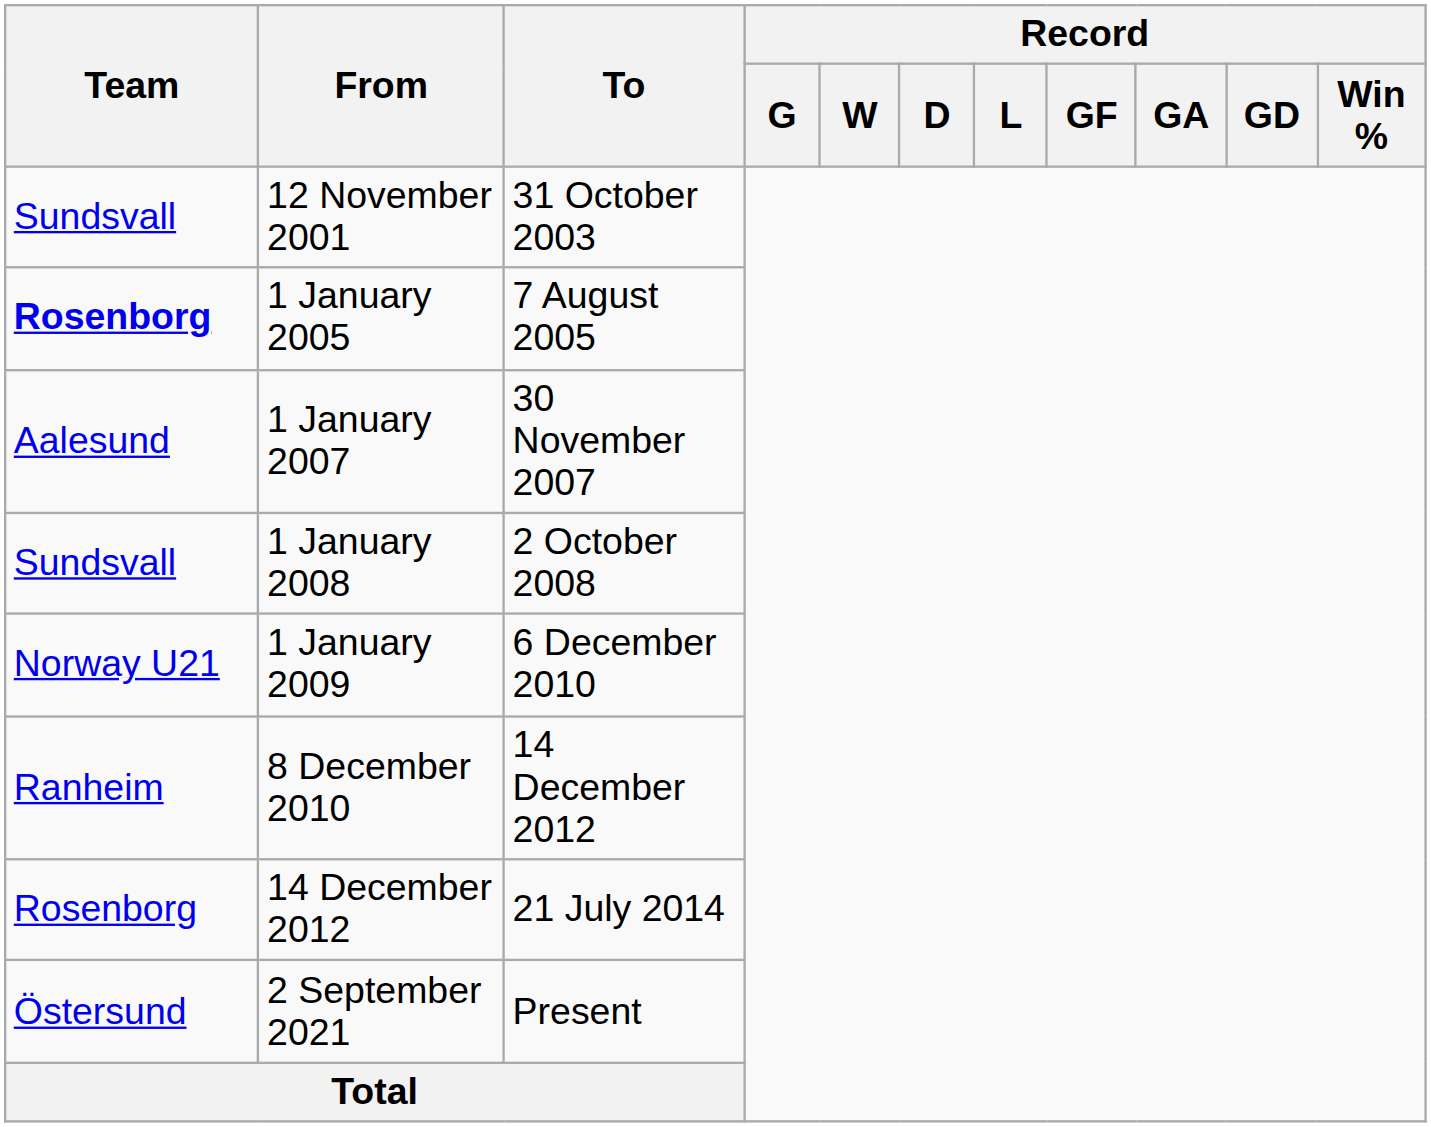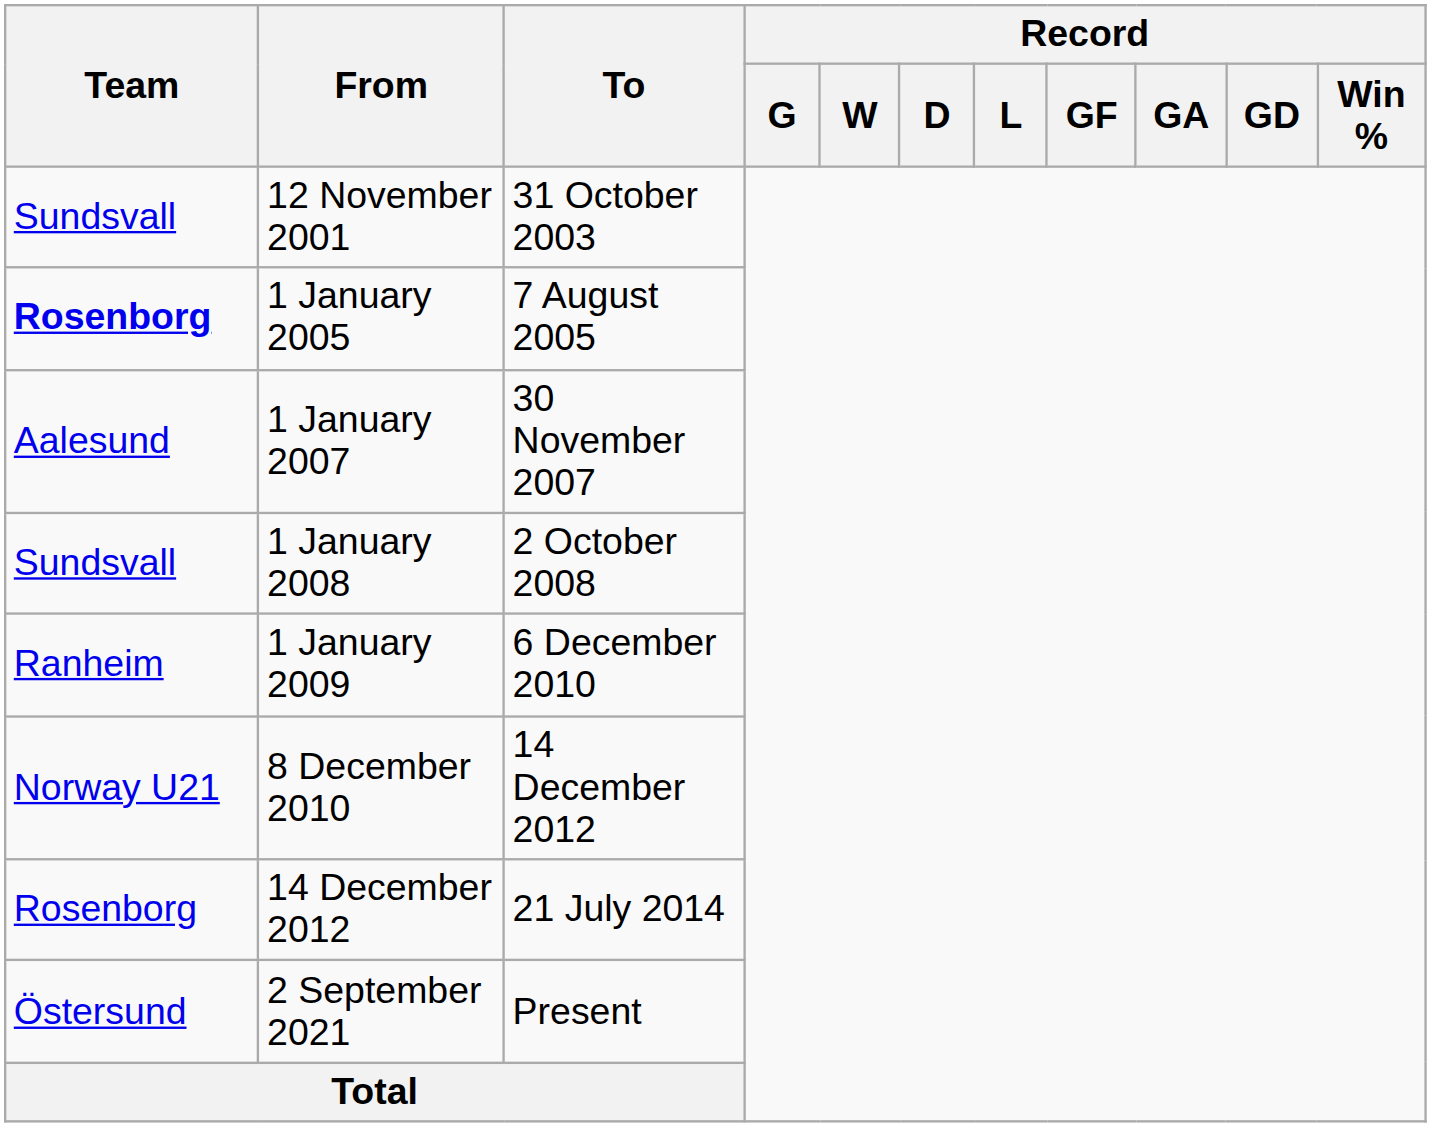(117, 664) Norway U21 -> (89, 664) Ranheim
(89, 786) Ranheim -> (117, 786) Norway U21
